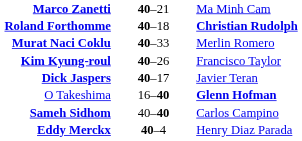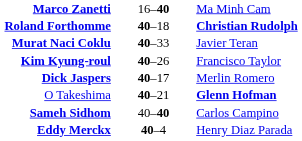(154, 8) 40–21 -> (154, 8) 16–40
(235, 43) Merlin Romero -> (227, 43) Javier Teran
(227, 78) Javier Teran -> (235, 78) Merlin Romero
(154, 95) 16–40 -> (154, 95) 40–21
